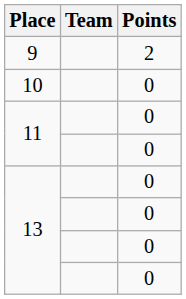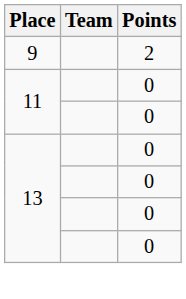- row: (32, 85)
